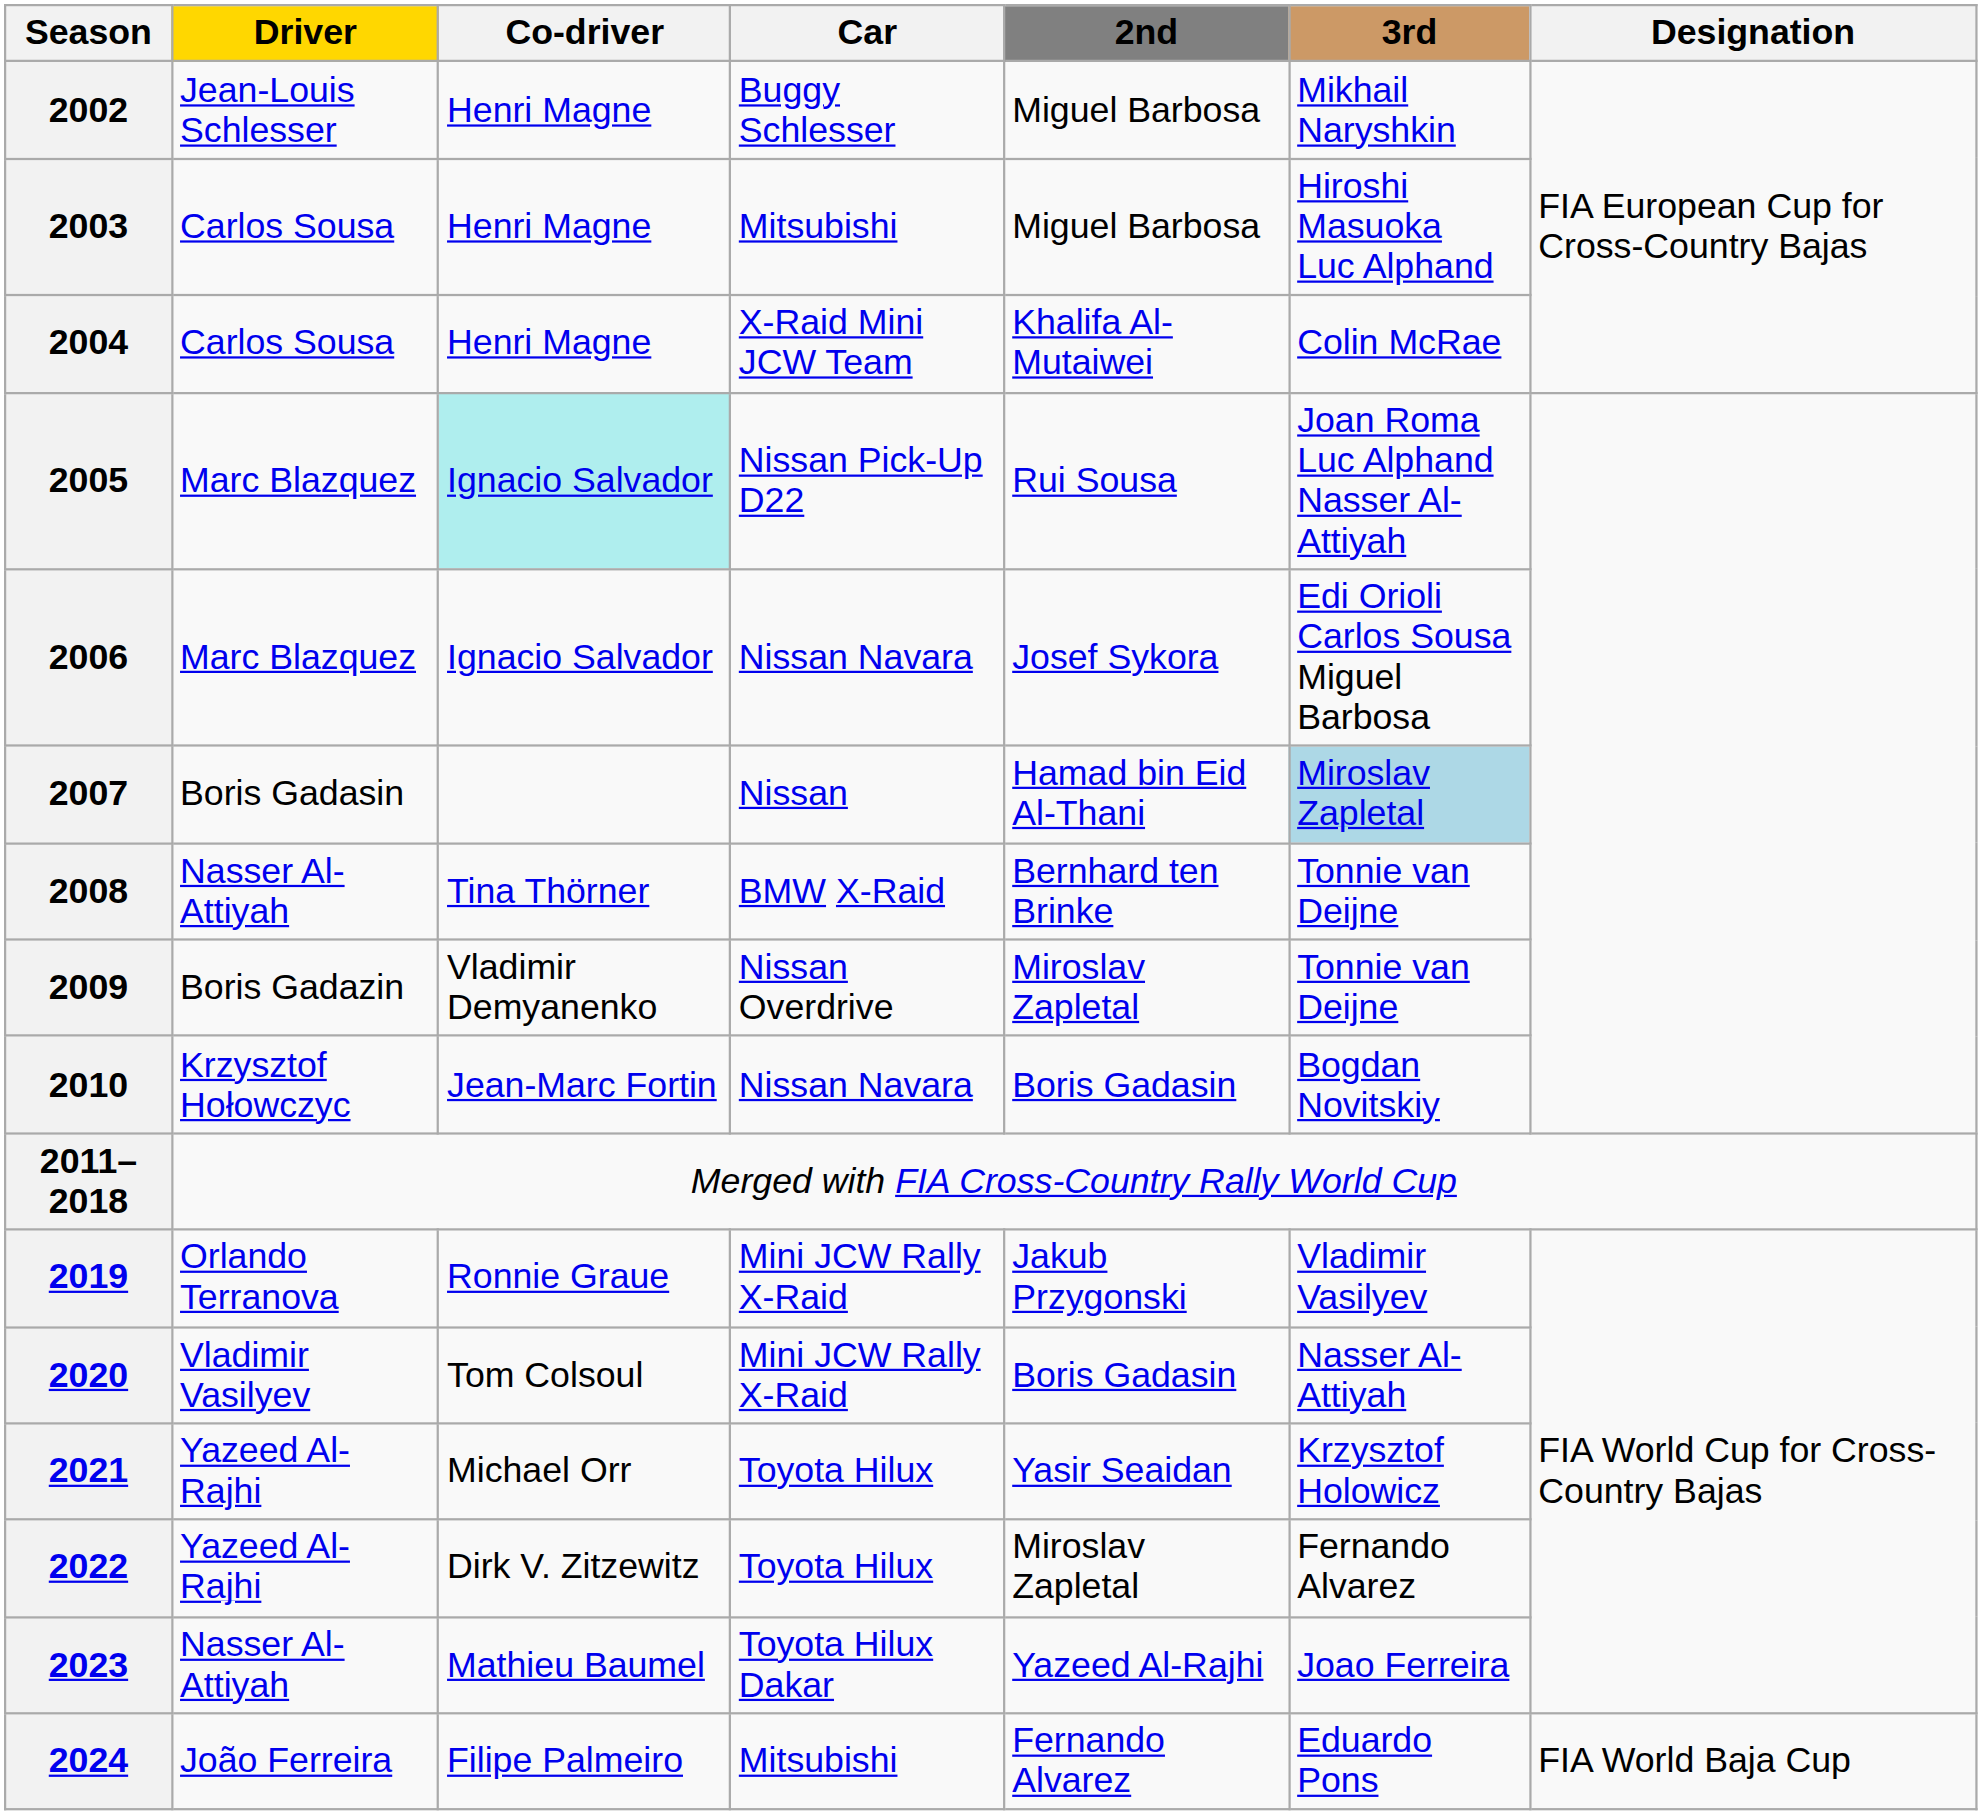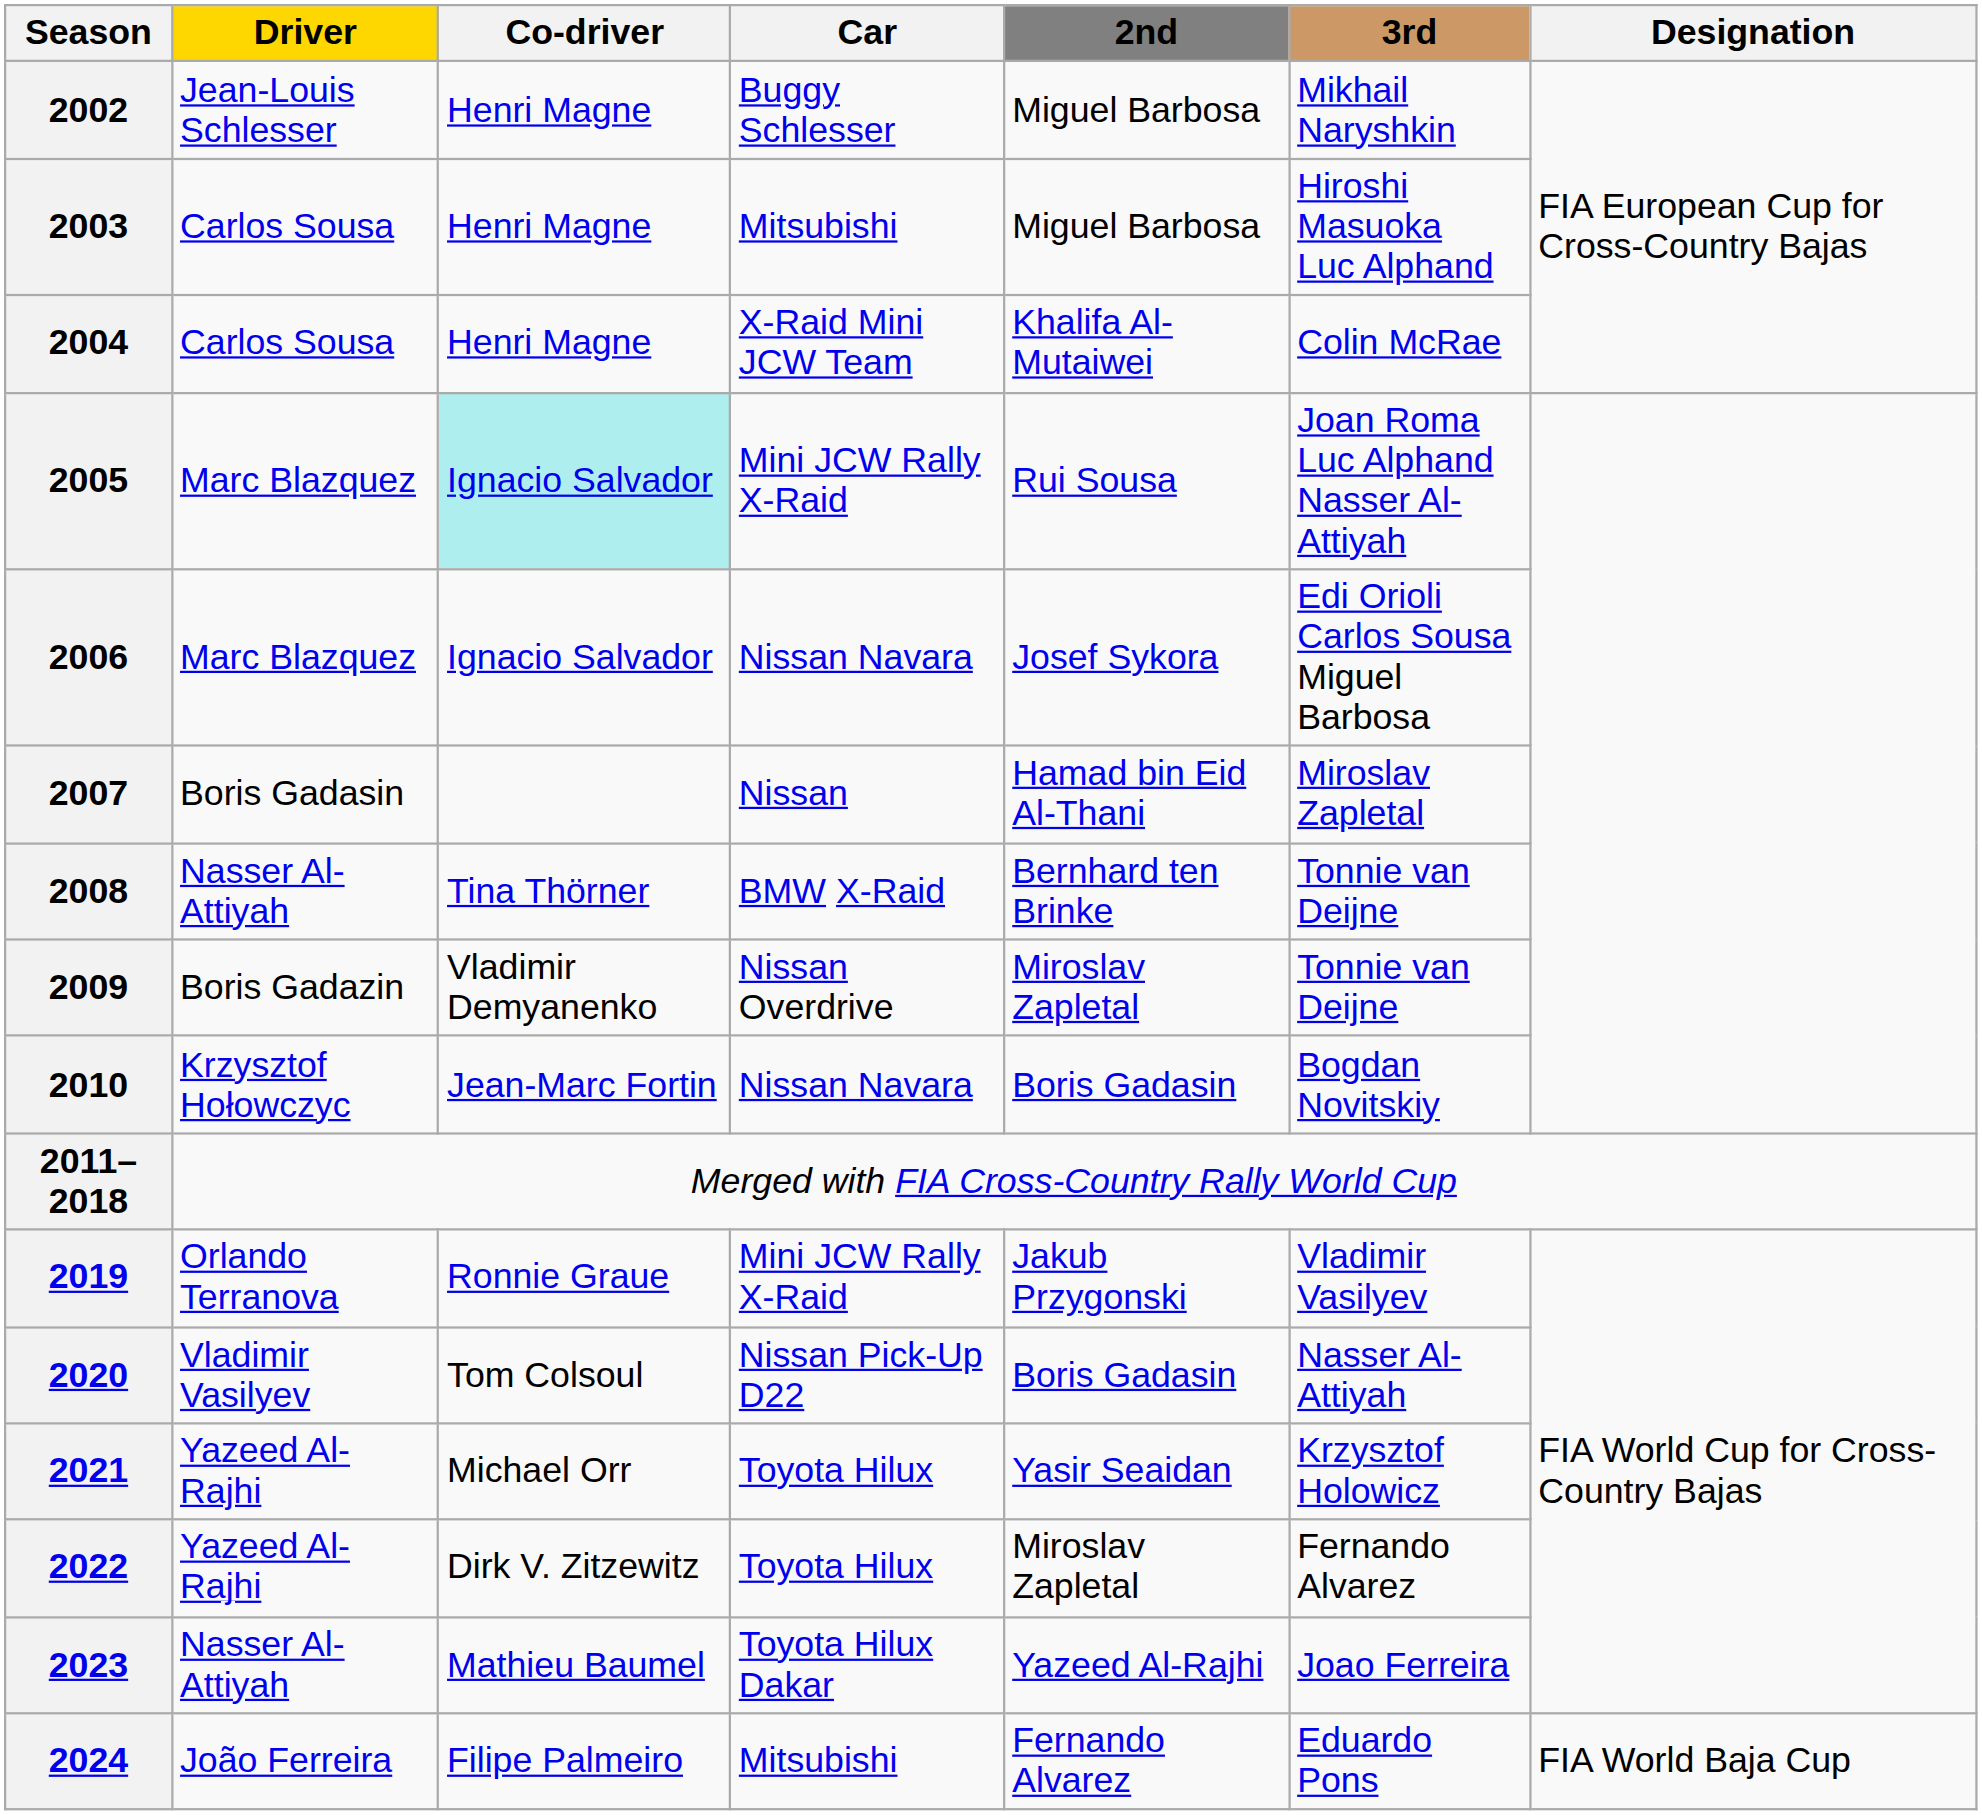(861, 479) Nissan Pick-Up D22 -> (860, 479) Mini JCW Rally X-Raid
(1364, 793) lightblue background -> (1364, 793) no background
(860, 1374) Mini JCW Rally X-Raid -> (861, 1374) Nissan Pick-Up D22
